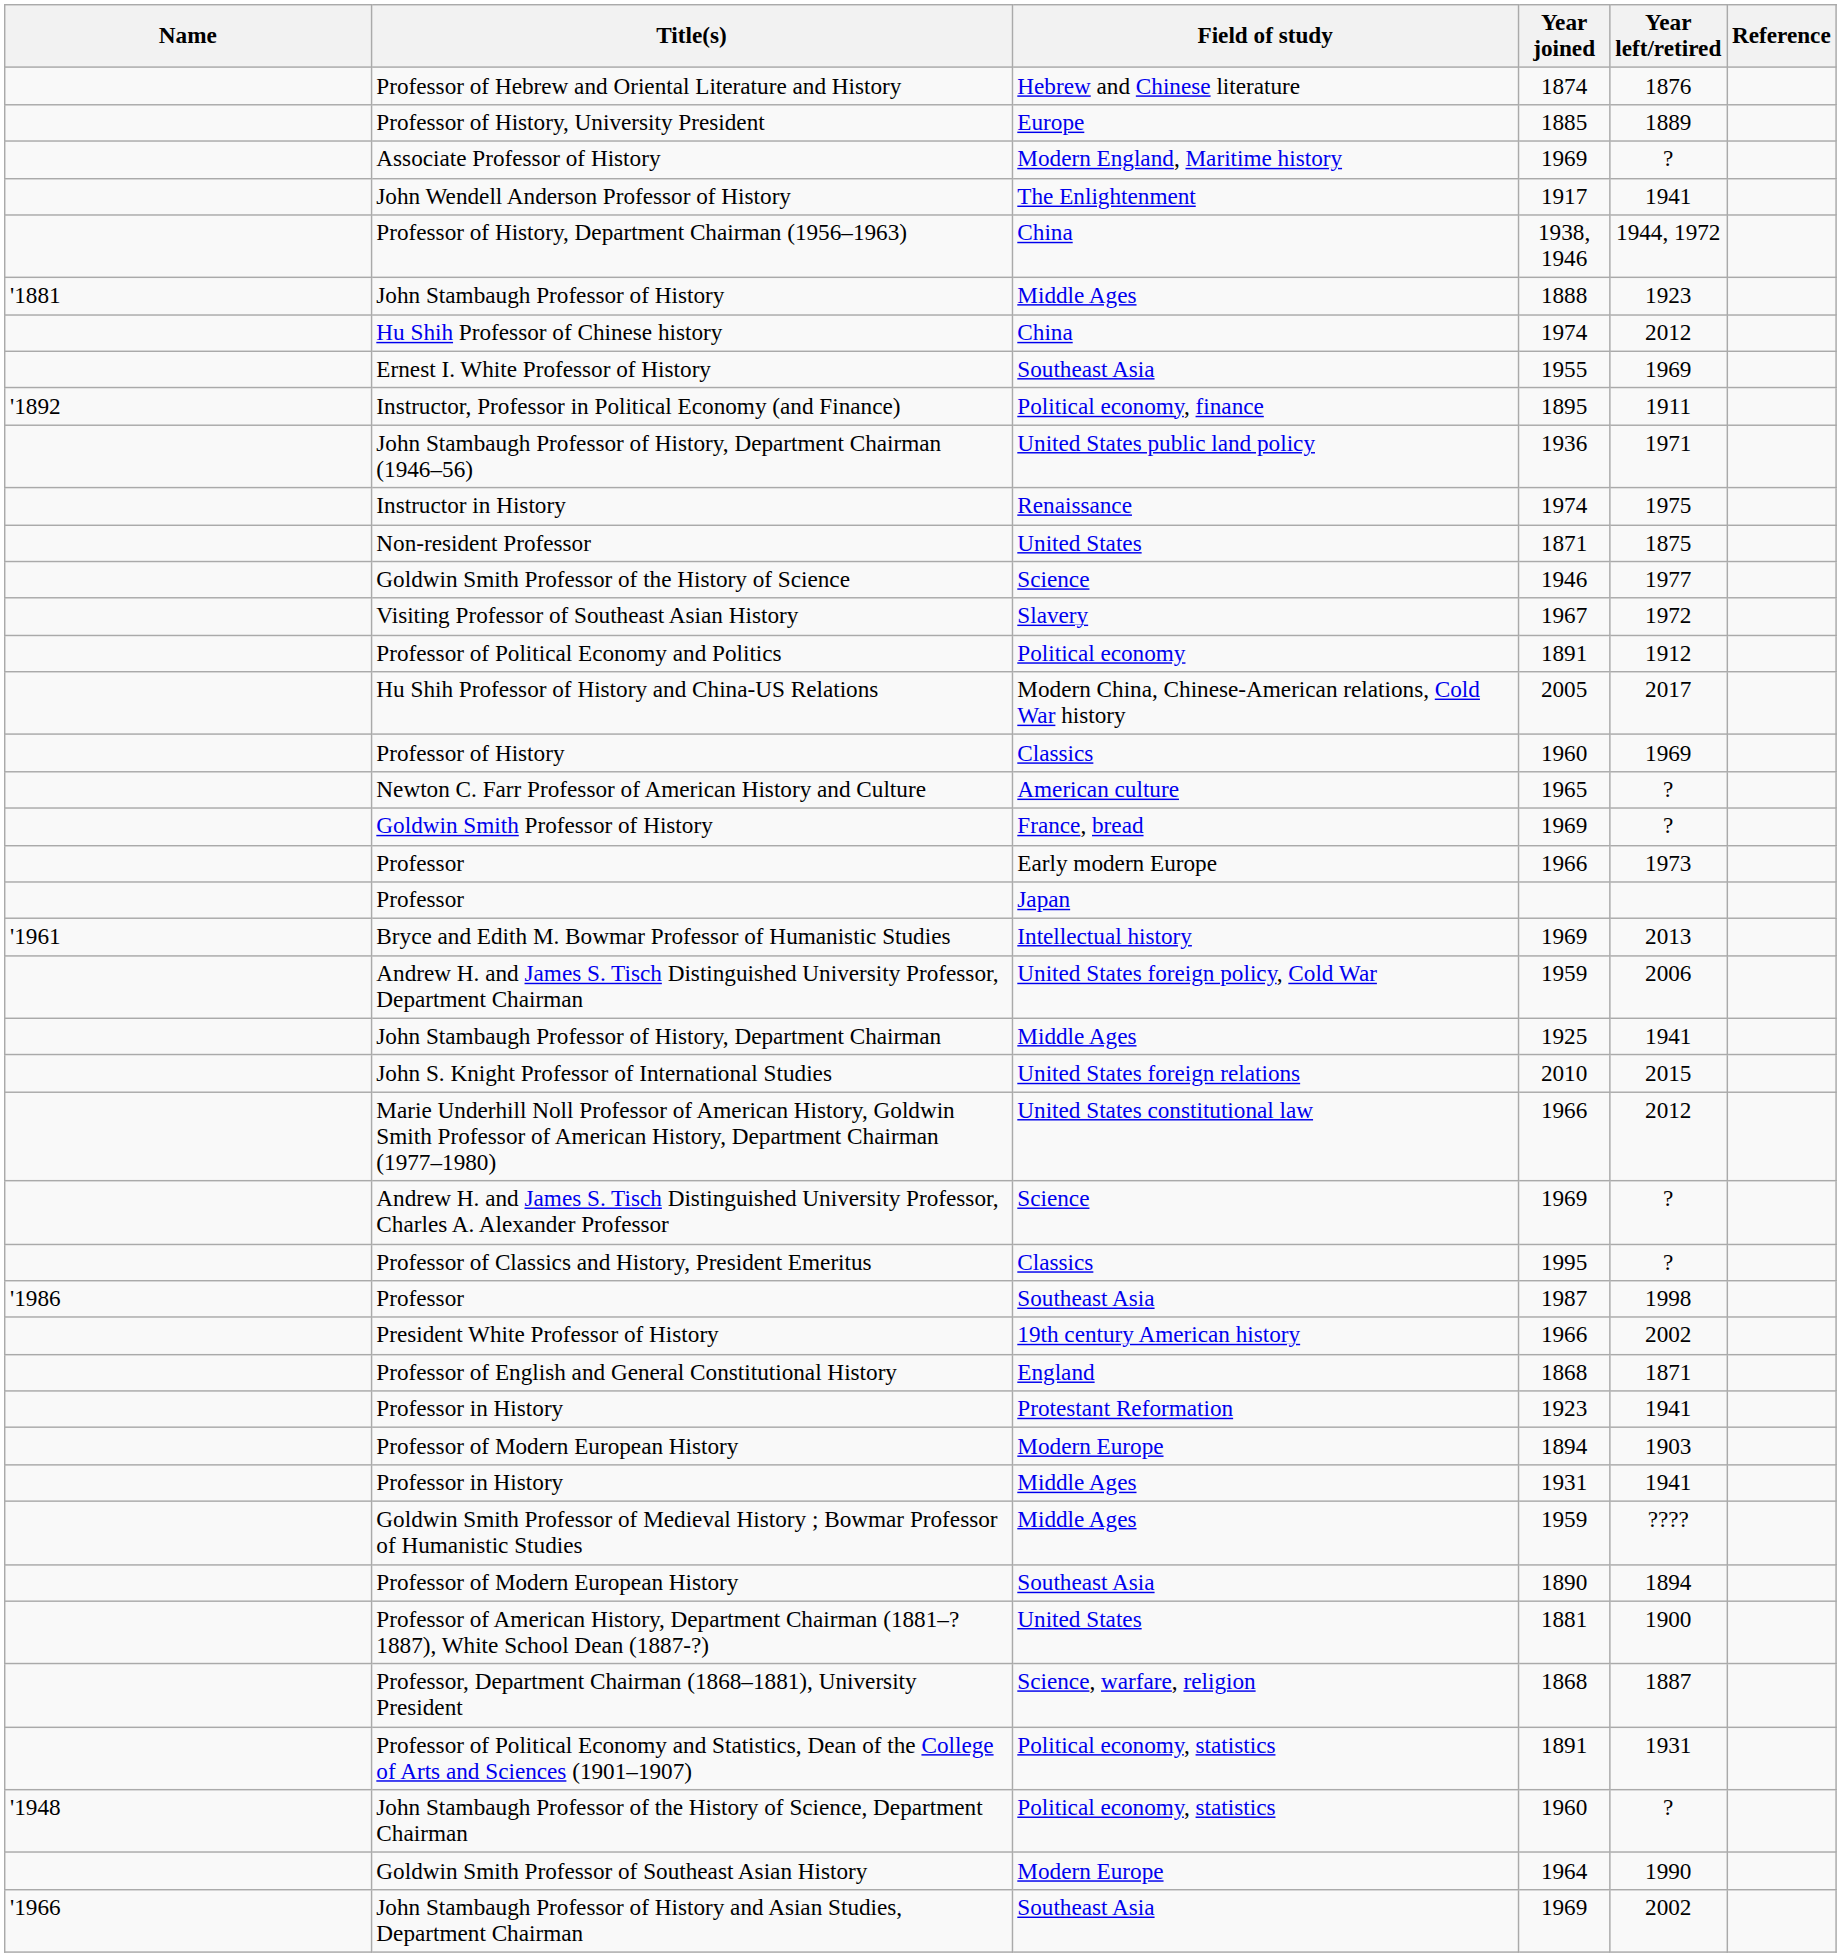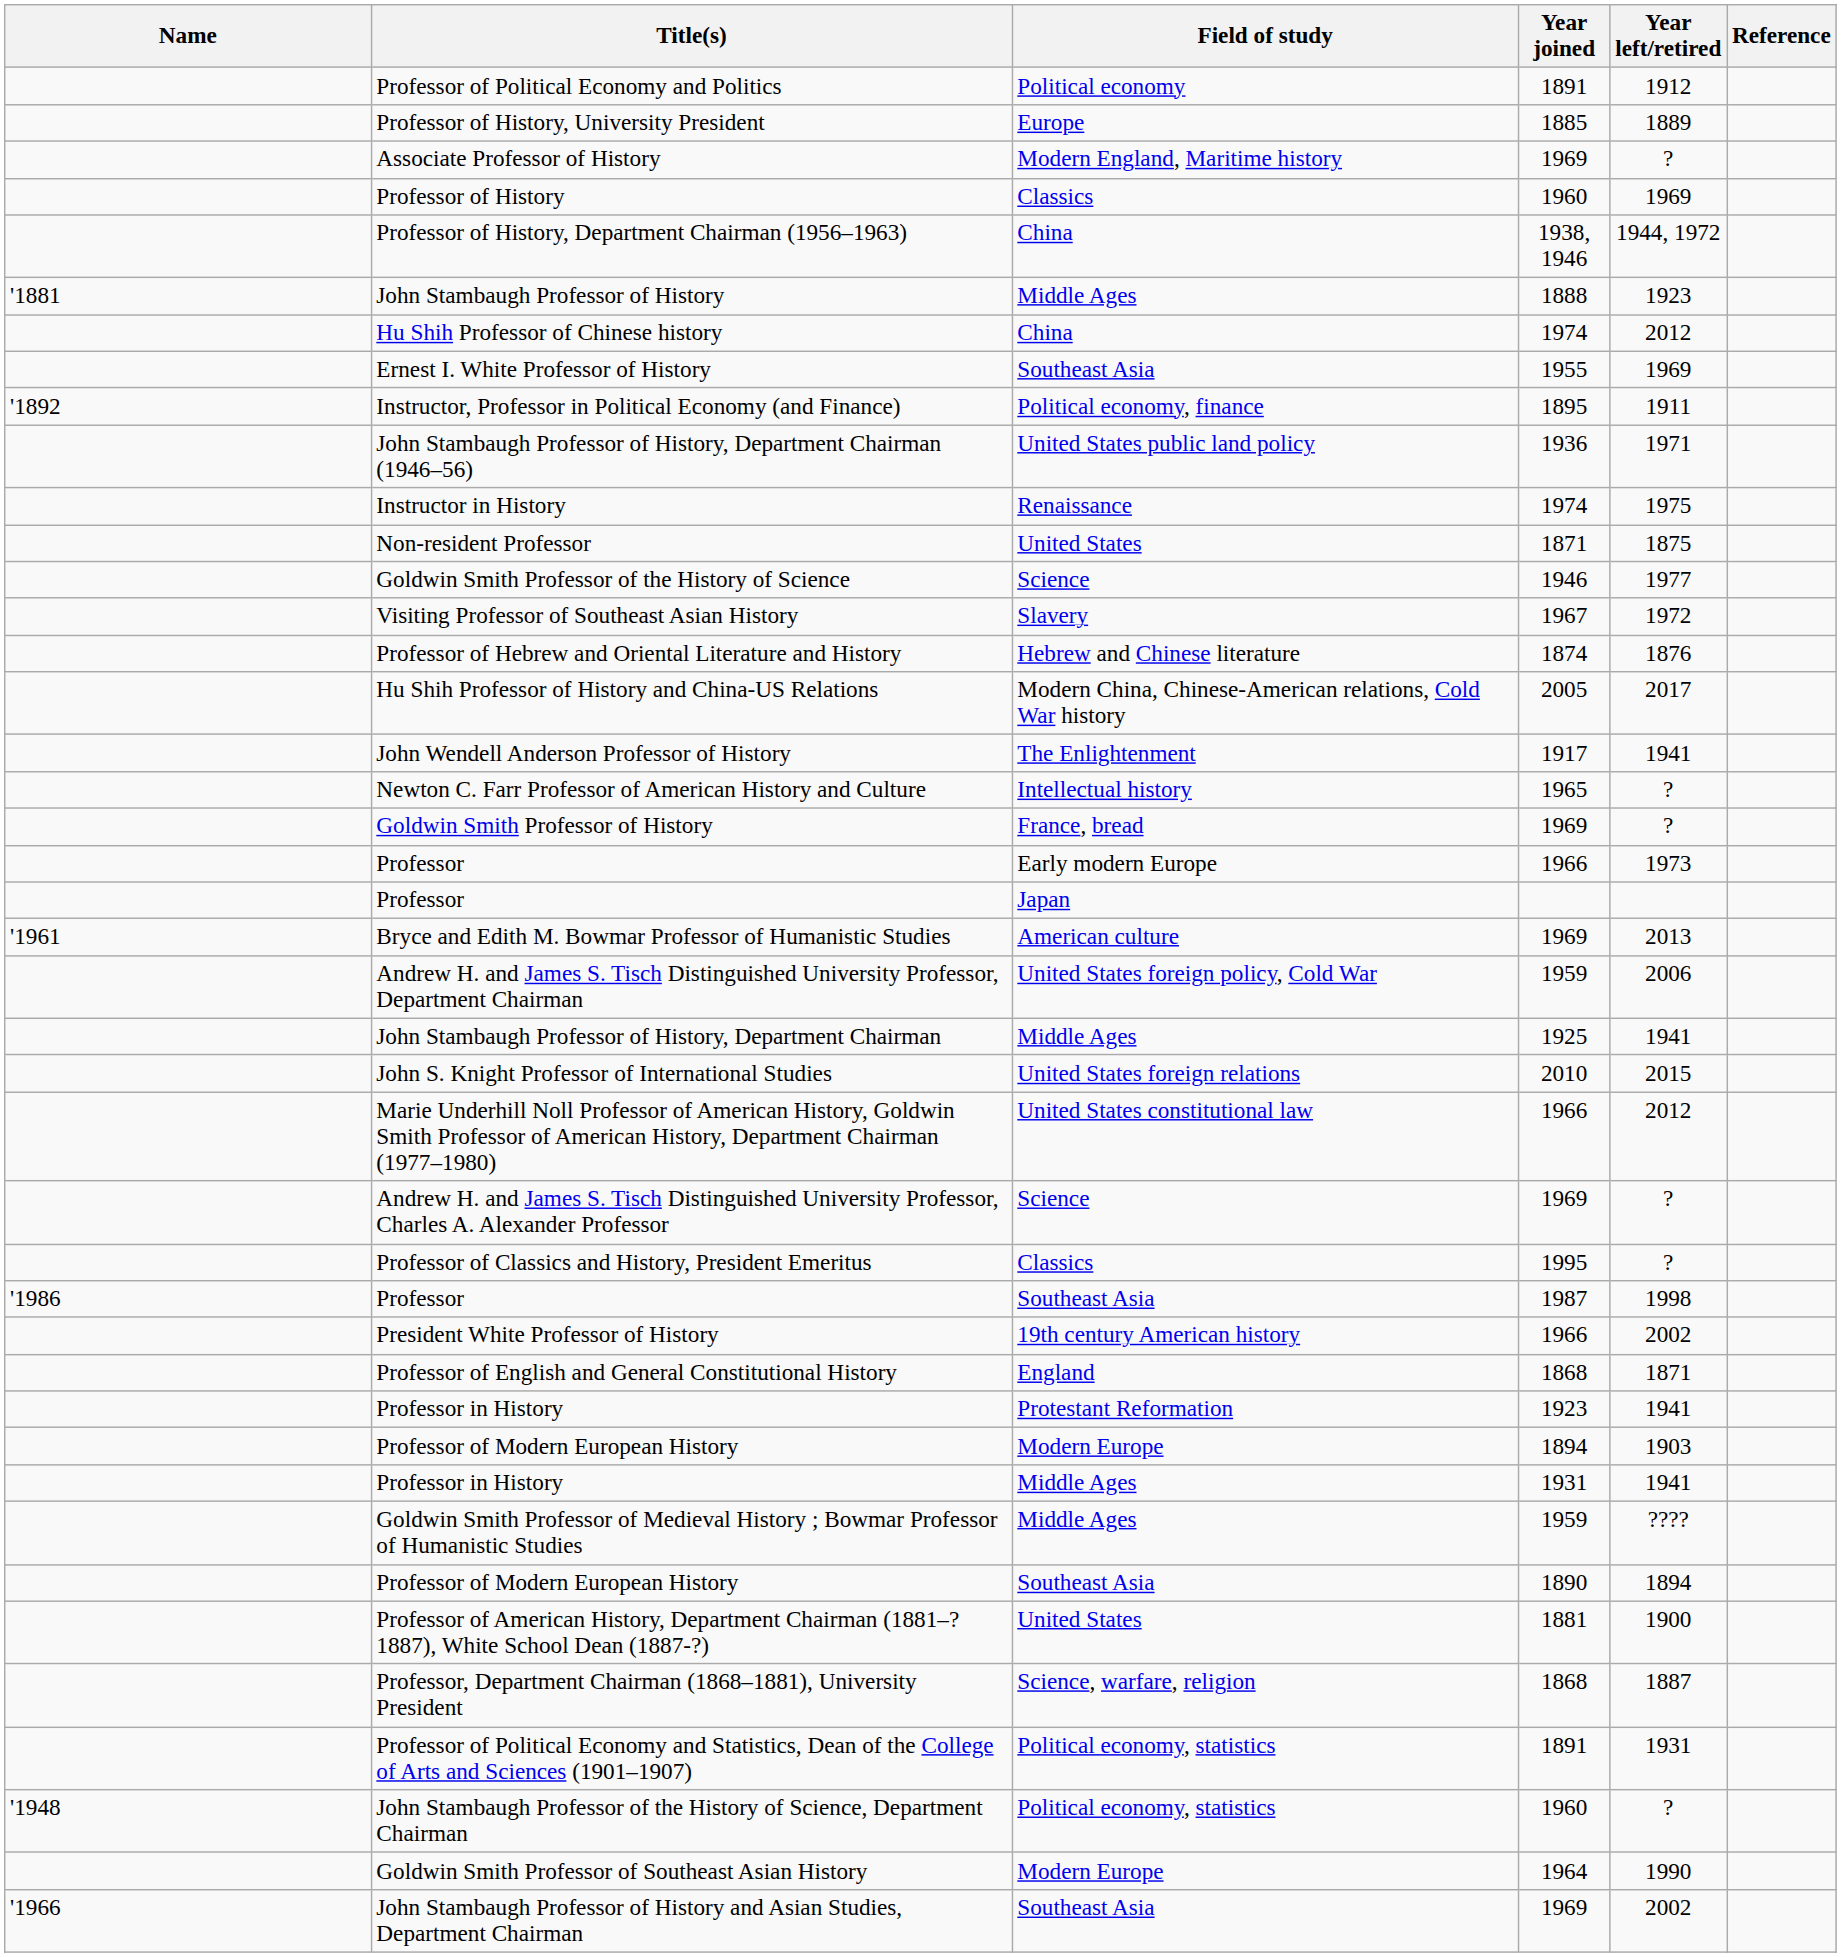rows swapped: (639, 85) <-> (579, 653)
rows swapped: (584, 196) <-> (470, 752)
(1098, 789) American culture -> (1105, 789) Intellectual history
(1105, 936) Intellectual history -> (1098, 936) American culture
